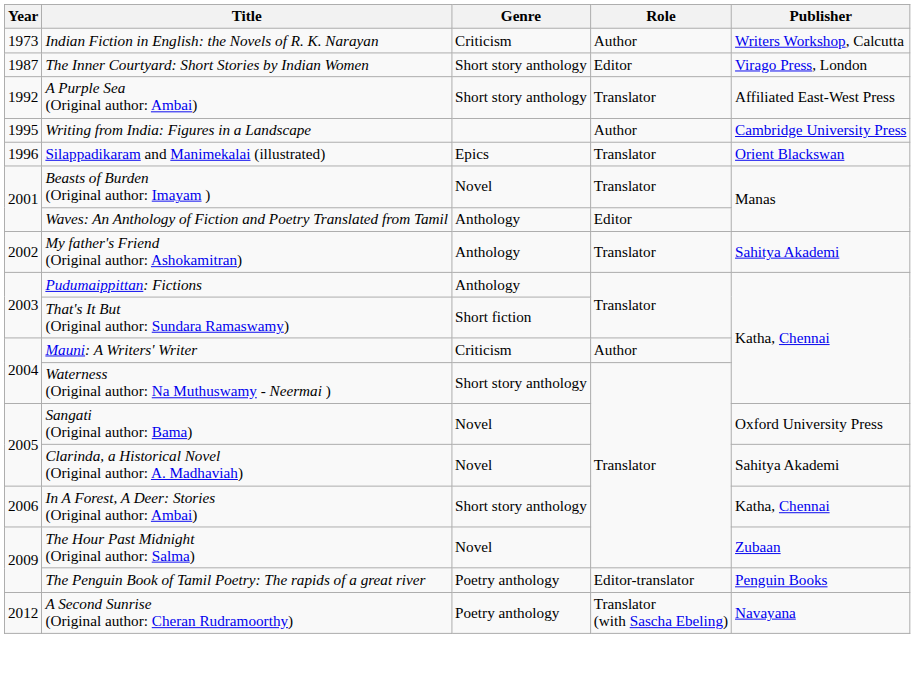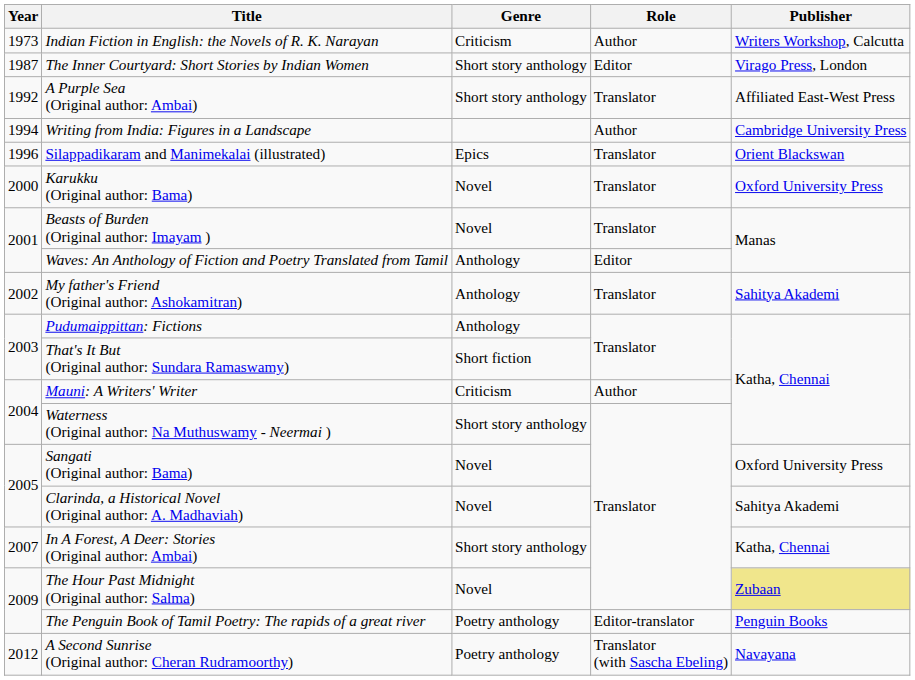(23, 130) 1995 -> (23, 130) 1994
+ row: (119, 186)
(23, 506) 2006 -> (23, 547) 2007
(758, 547) no background -> (758, 588) khaki background
